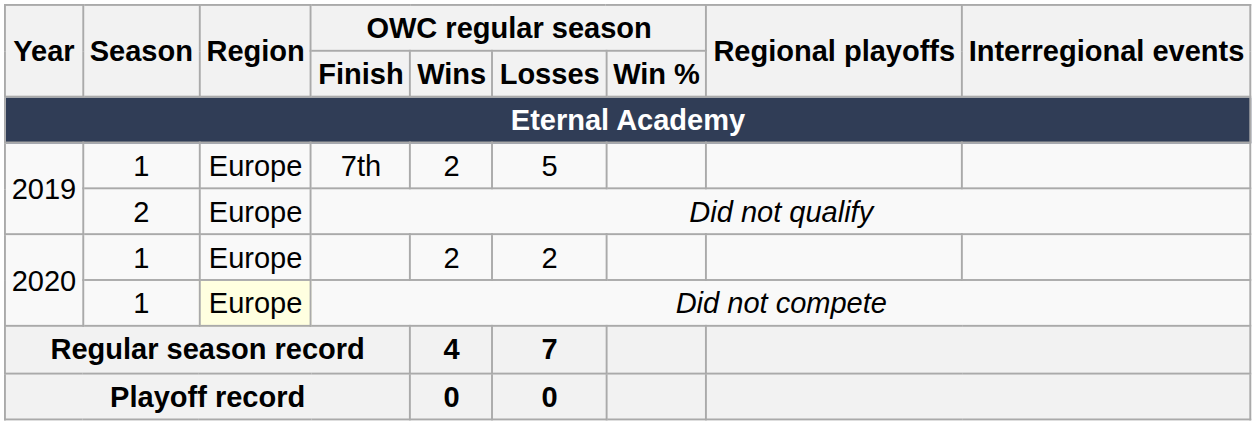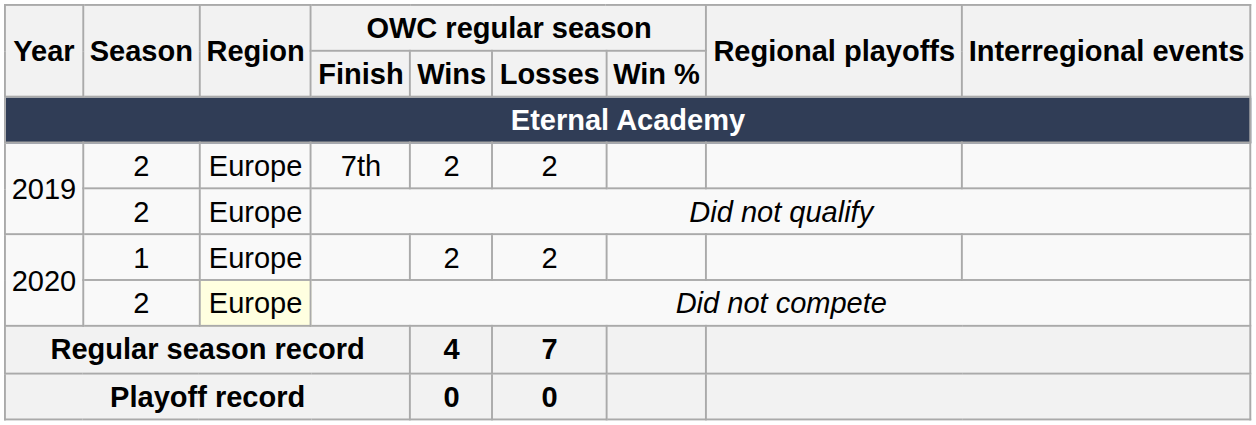(141, 166) 1 -> (141, 166) 2
(550, 166) 5 -> (550, 166) 2
(141, 304) 1 -> (141, 304) 2
